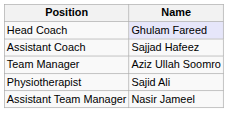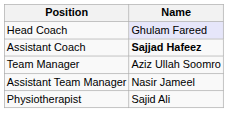(165, 47) normal -> (166, 47) bold
rows swapped: (67, 99) <-> (44, 82)
